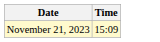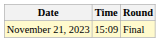+ column: (138, 12)
